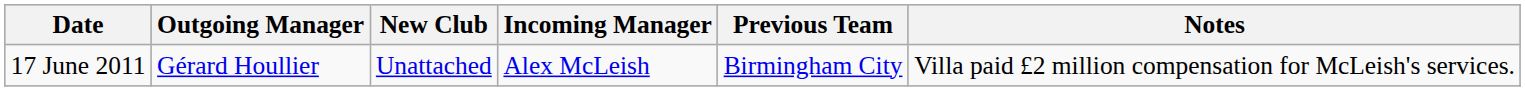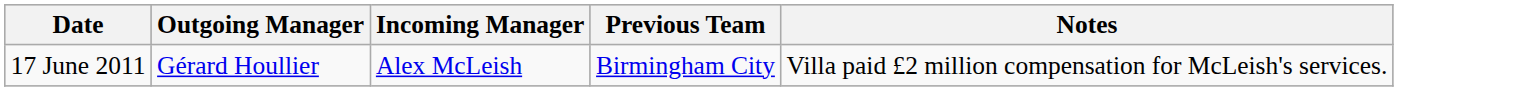- column: (434, 24)
